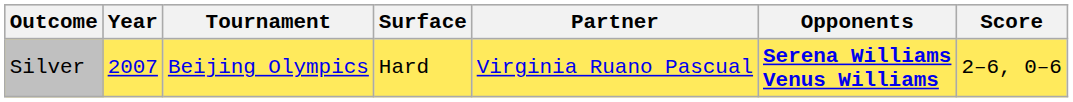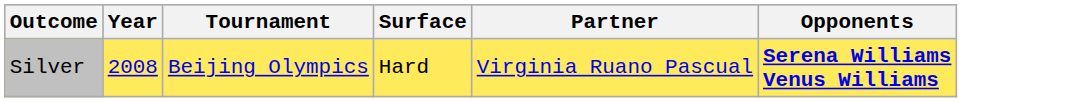- column: (1012, 22)
(133, 68) 2007 -> (133, 68) 2008
